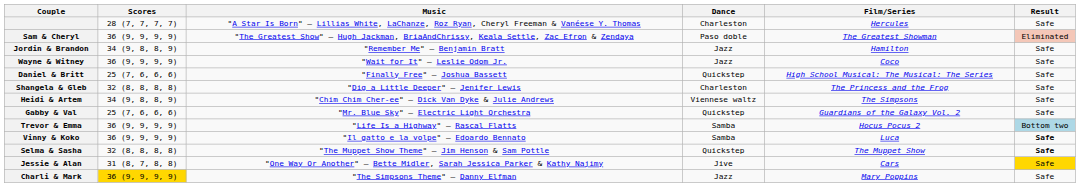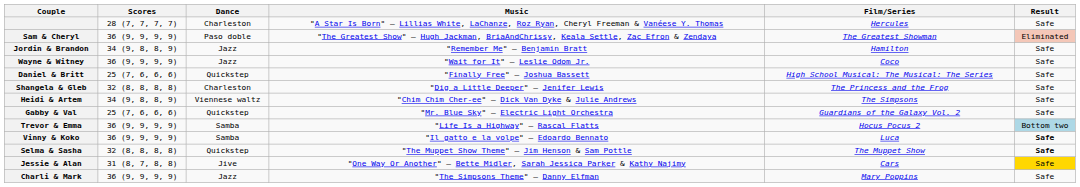columns swapped: (723, 11) <-> (434, 11)
(142, 176) gold background -> (142, 176) no background
